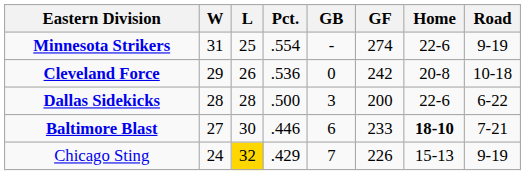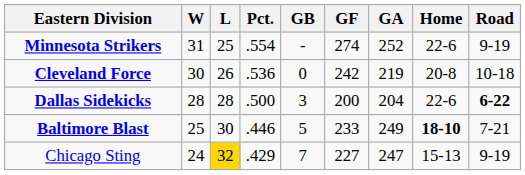+ column: (391, 18)
(215, 73) 29 -> (196, 73) 30
(493, 101) normal -> (495, 101) bold
(215, 128) 27 -> (196, 128) 25
(331, 128) 6 -> (303, 128) 5
(380, 156) 226 -> (347, 156) 227
